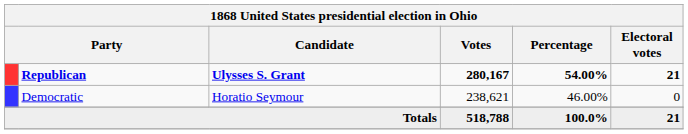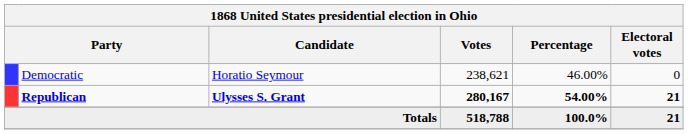rows swapped: (54, 74) <-> (52, 96)
